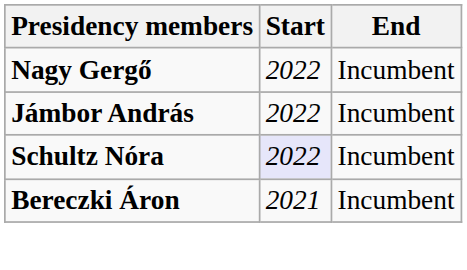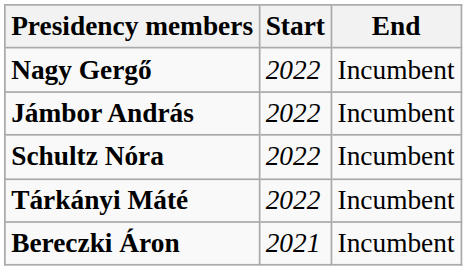(293, 156) lavender background -> (293, 156) no background
+ row: (100, 199)
